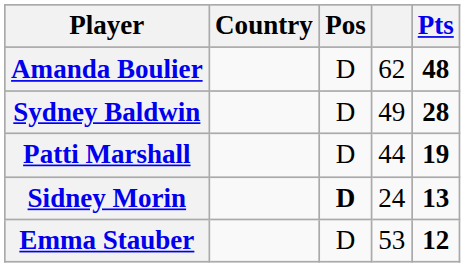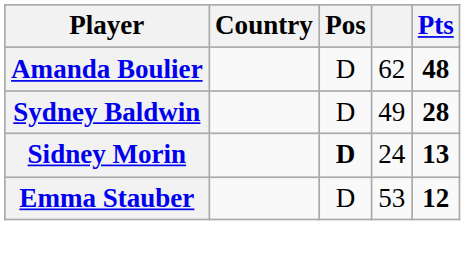- row: (107, 154)
